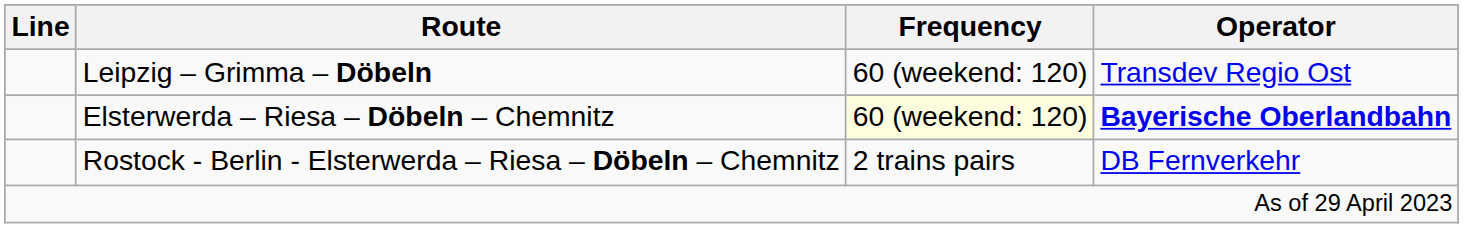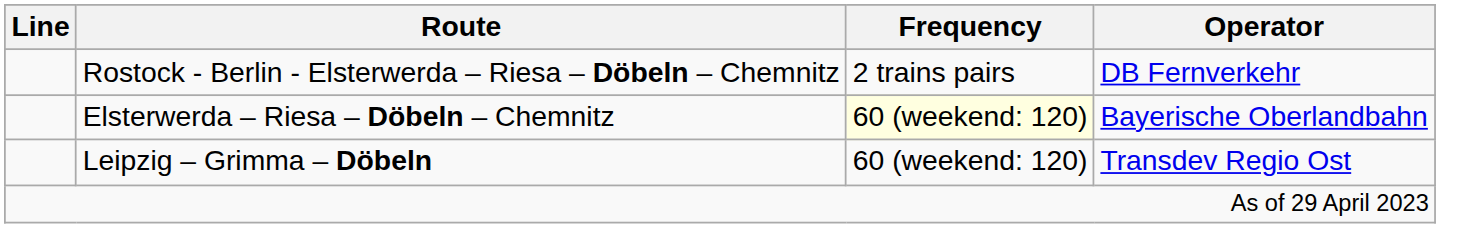rows swapped: (461, 161) <-> (257, 71)
(1276, 116) bold -> (1264, 116) normal
